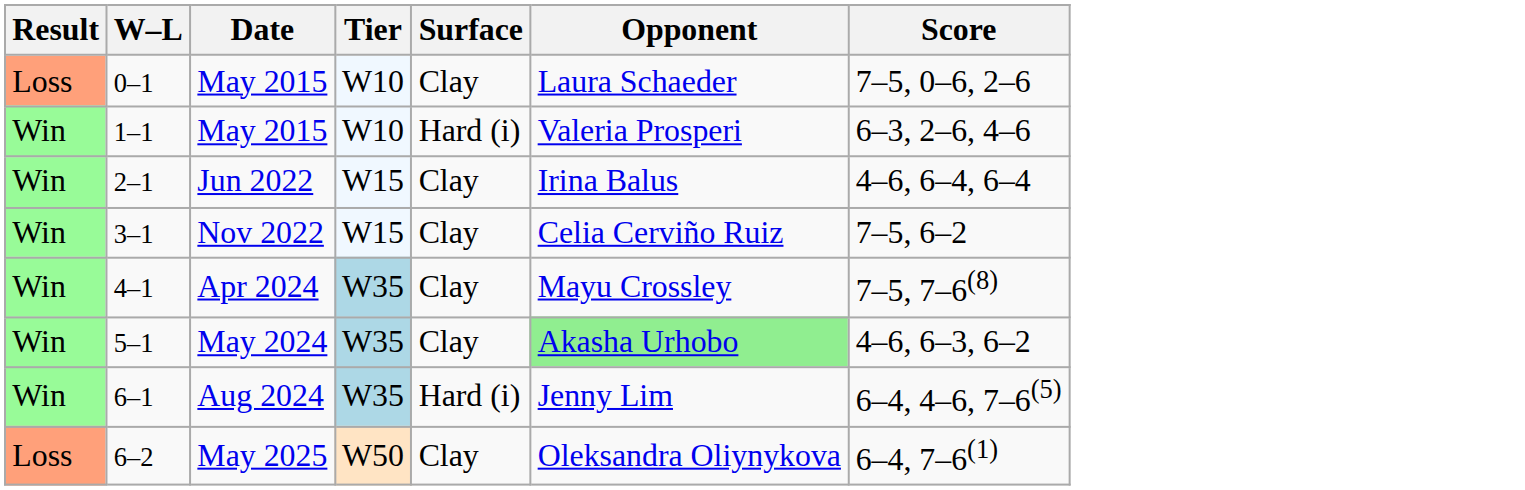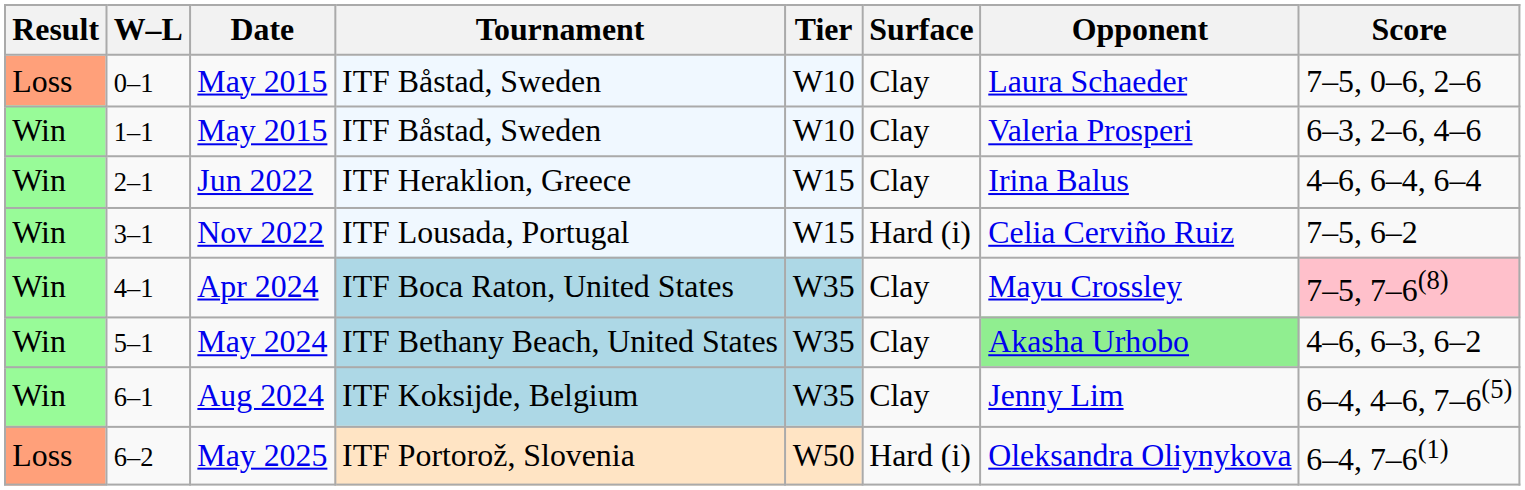+ column: (560, 29)
(469, 130) Hard (i) -> (899, 130) Clay
(449, 231) Clay -> (920, 231) Hard (i)
(927, 286) no background -> (1377, 286) pink background
(469, 396) Hard (i) -> (899, 396) Clay
(449, 455) Clay -> (920, 455) Hard (i)
